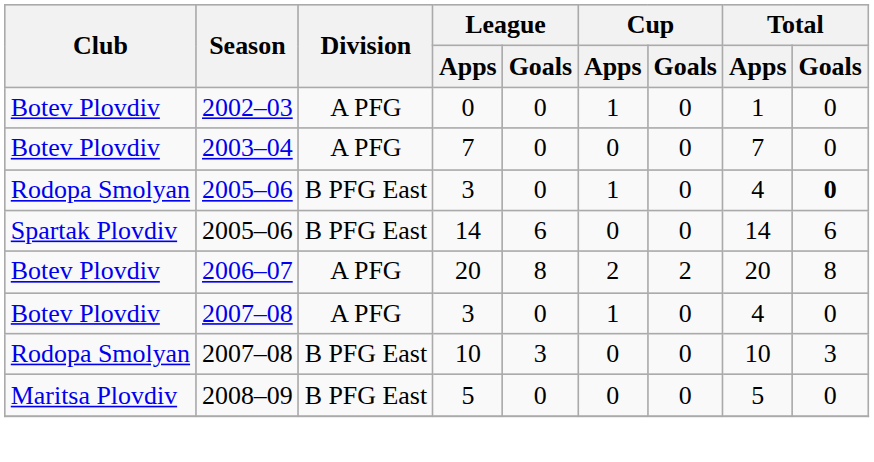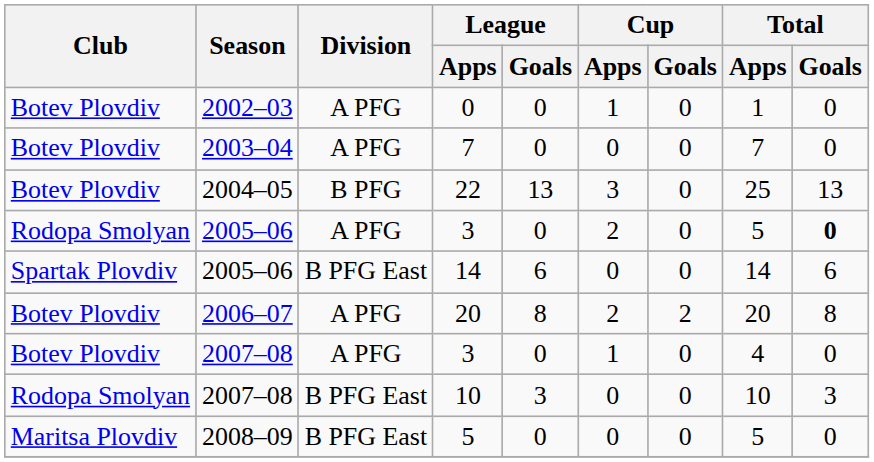+ row: (247, 189)
(366, 189) B PFG East -> (366, 230) A PFG
(613, 189) 1 -> (613, 230) 2
(758, 189) 4 -> (758, 230) 5
